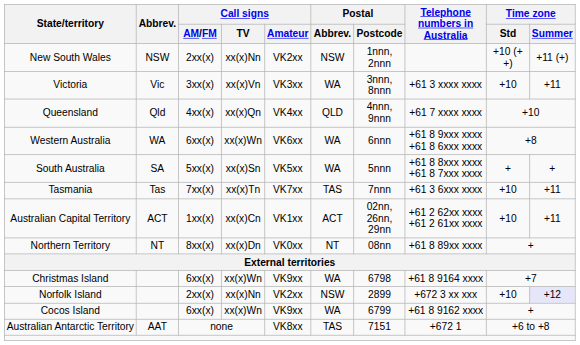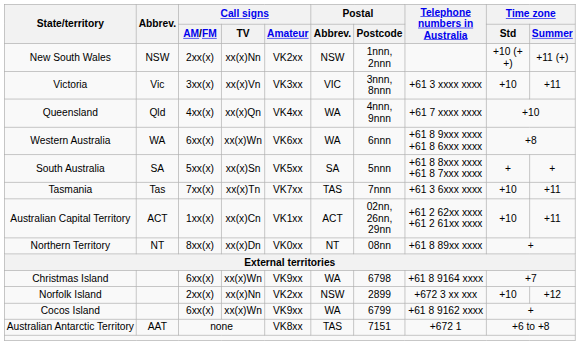(332, 85) WA -> (332, 85) VIC
(332, 113) QLD -> (332, 113) WA
(332, 168) WA -> (332, 168) SA
(552, 294) lavender background -> (552, 294) no background
